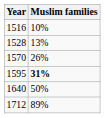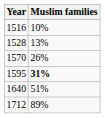(40, 89) 50% -> (40, 89) 51%
